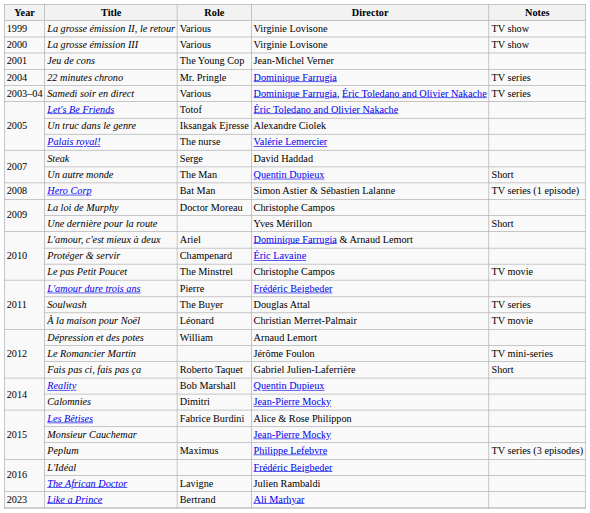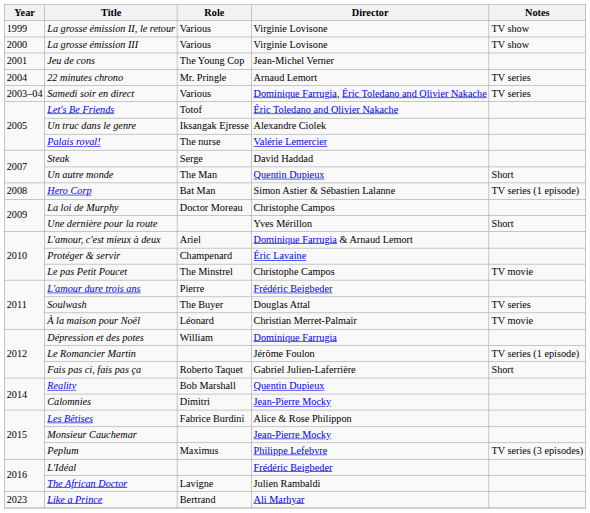(295, 77) Dominique Farrugia -> (285, 77) Arnaud Lemort
(285, 337) Arnaud Lemort -> (295, 337) Dominique Farrugia
(522, 353) TV mini-series -> (535, 353) TV series (1 episode)
